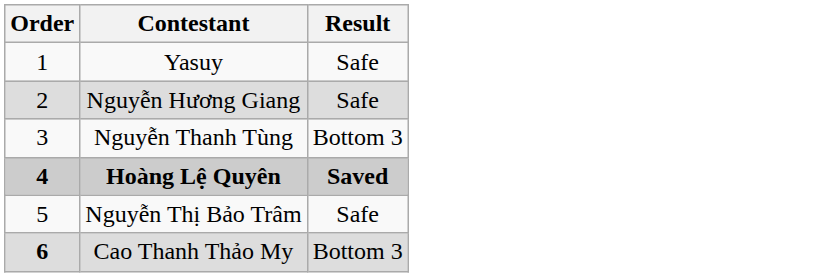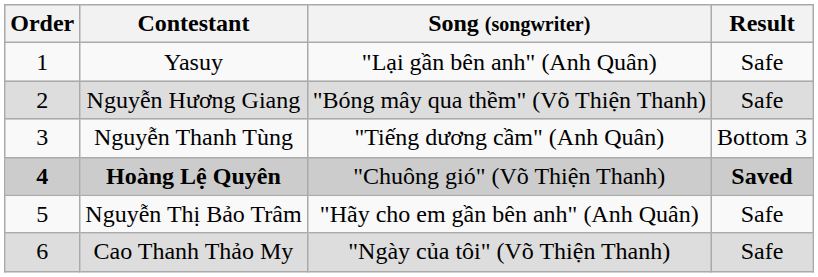+ column: (509, 23)
(42, 251) bold -> (42, 251) normal
(358, 251) Bottom 3 -> (762, 251) Safe
